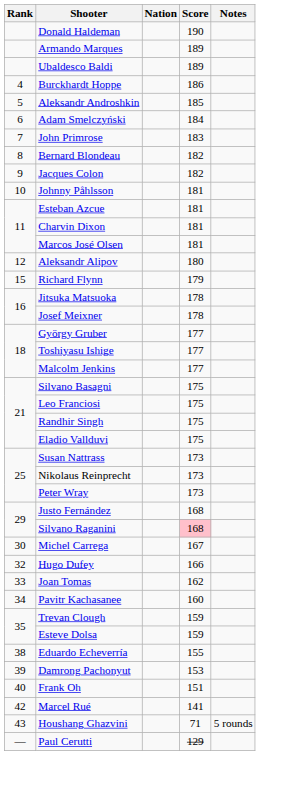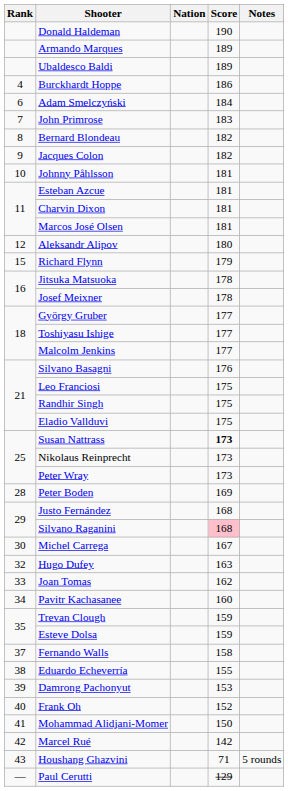- row: (89, 102)
(195, 386) 175 -> (224, 368) 176
(195, 457) normal -> (224, 439) bold
+ row: (66, 492)
(195, 564) 166 -> (224, 564) 163
+ row: (73, 652)
(195, 688) 151 -> (224, 706) 152
+ row: (103, 723)
(195, 706) 141 -> (224, 741) 142
